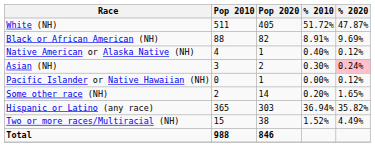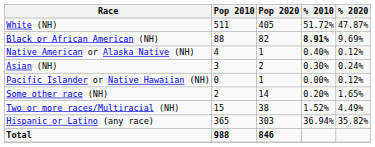(316, 39) normal -> (316, 39) bold
(351, 66) pink background -> (351, 66) no background
rows swapped: (93, 121) <-> (80, 108)
